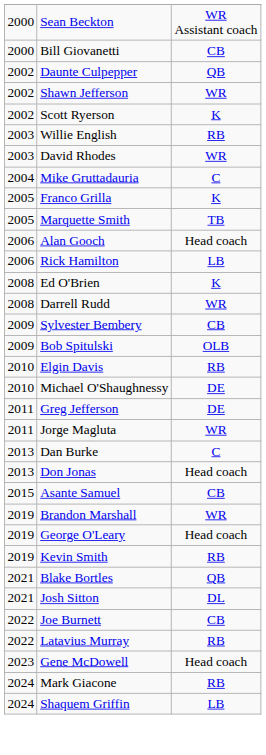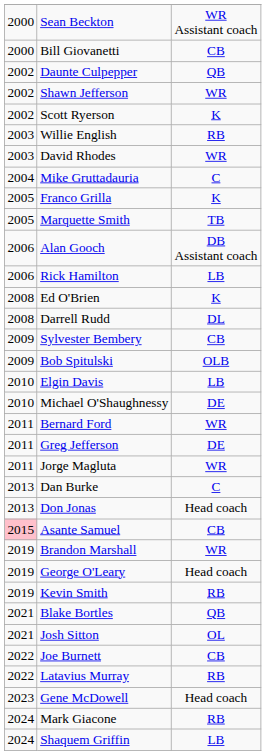(216, 240) Head coach -> (216, 248) DB Assistant coach
(216, 303) WR -> (216, 318) DL
(216, 366) RB -> (216, 381) LB
+ row: (76, 424)
(21, 493) no background -> (21, 529) pink background
(216, 598) DL -> (216, 634) OL
